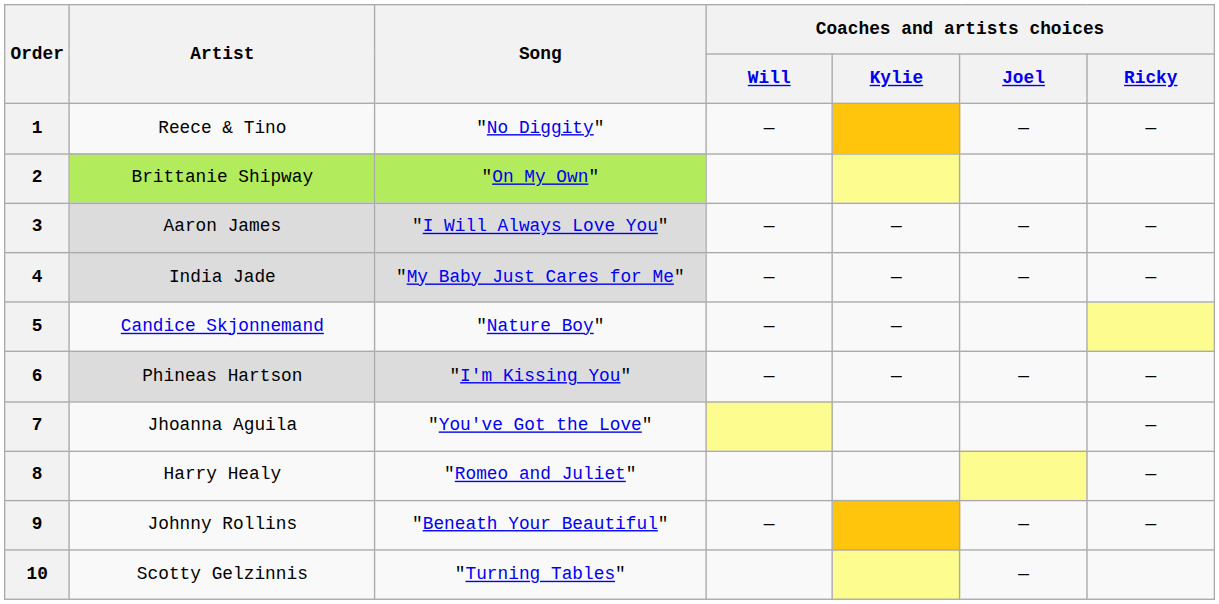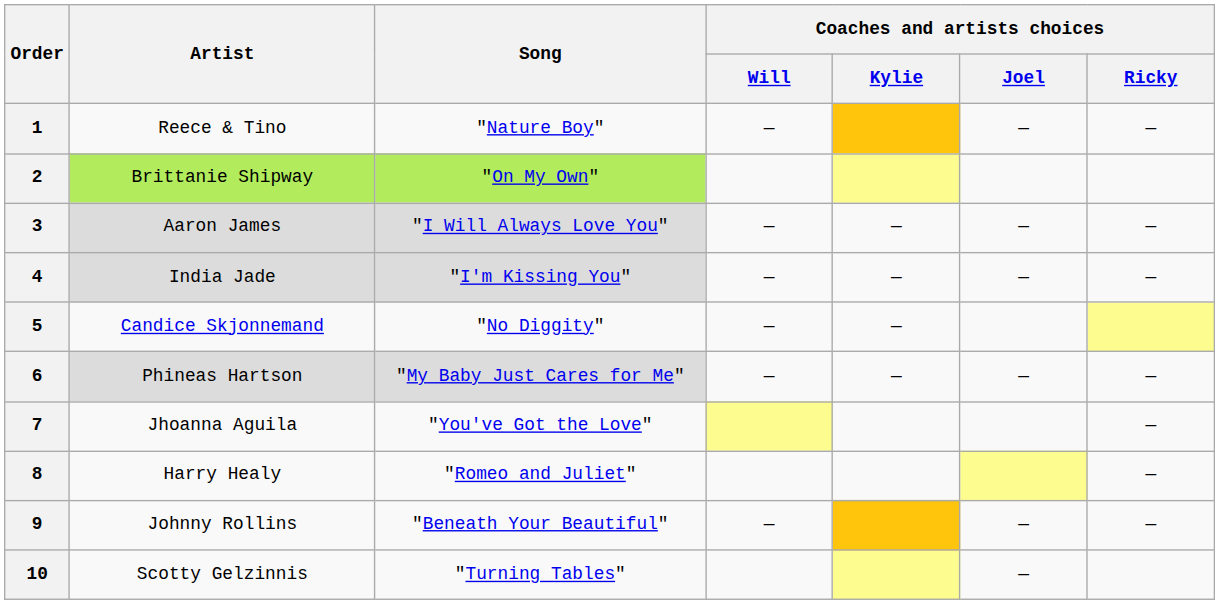(540, 128) "No Diggity" -> (540, 128) "Nature Boy"
(540, 277) "My Baby Just Cares for Me" -> (540, 277) "I'm Kissing You"
(540, 326) "Nature Boy" -> (540, 326) "No Diggity"
(540, 376) "I'm Kissing You" -> (540, 376) "My Baby Just Cares for Me"
